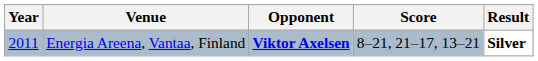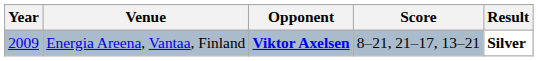(24, 43) 2011 -> (24, 43) 2009
